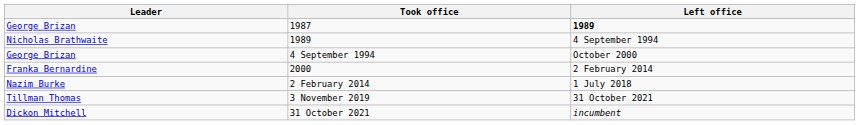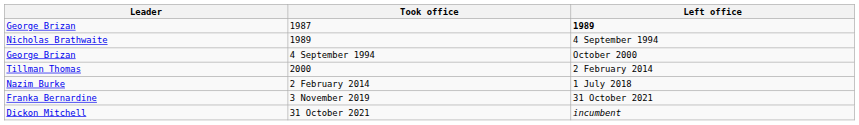(52, 69) Franka Bernardine -> (44, 69) Tillman Thomas
(44, 98) Tillman Thomas -> (52, 98) Franka Bernardine
